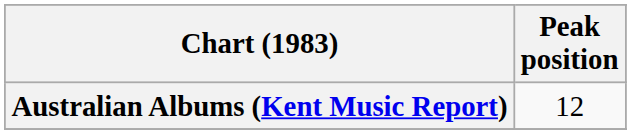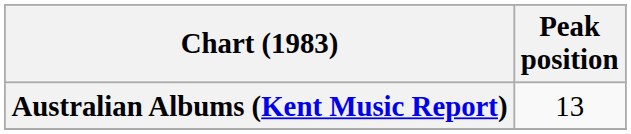(570, 105) 12 -> (570, 105) 13
